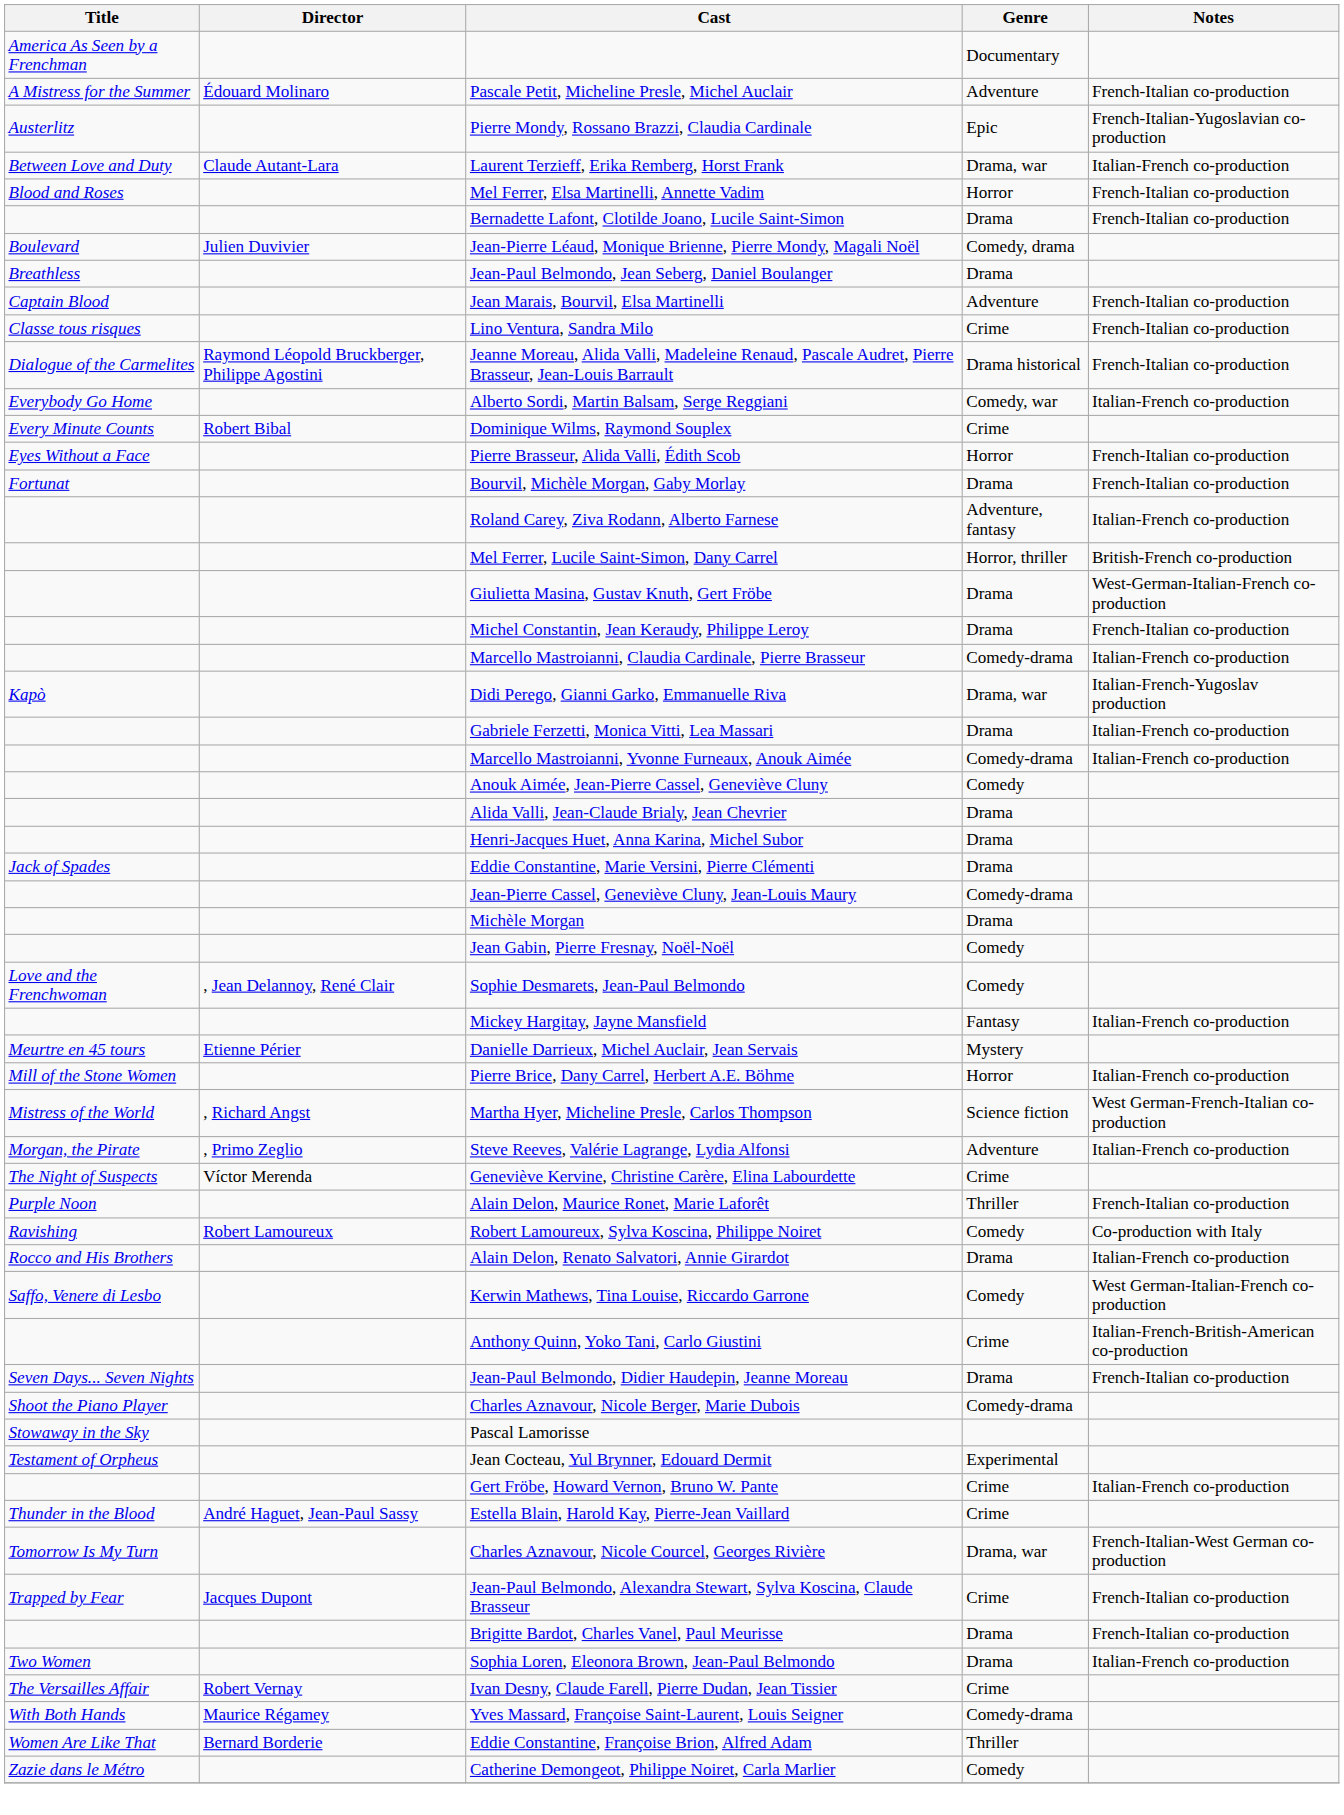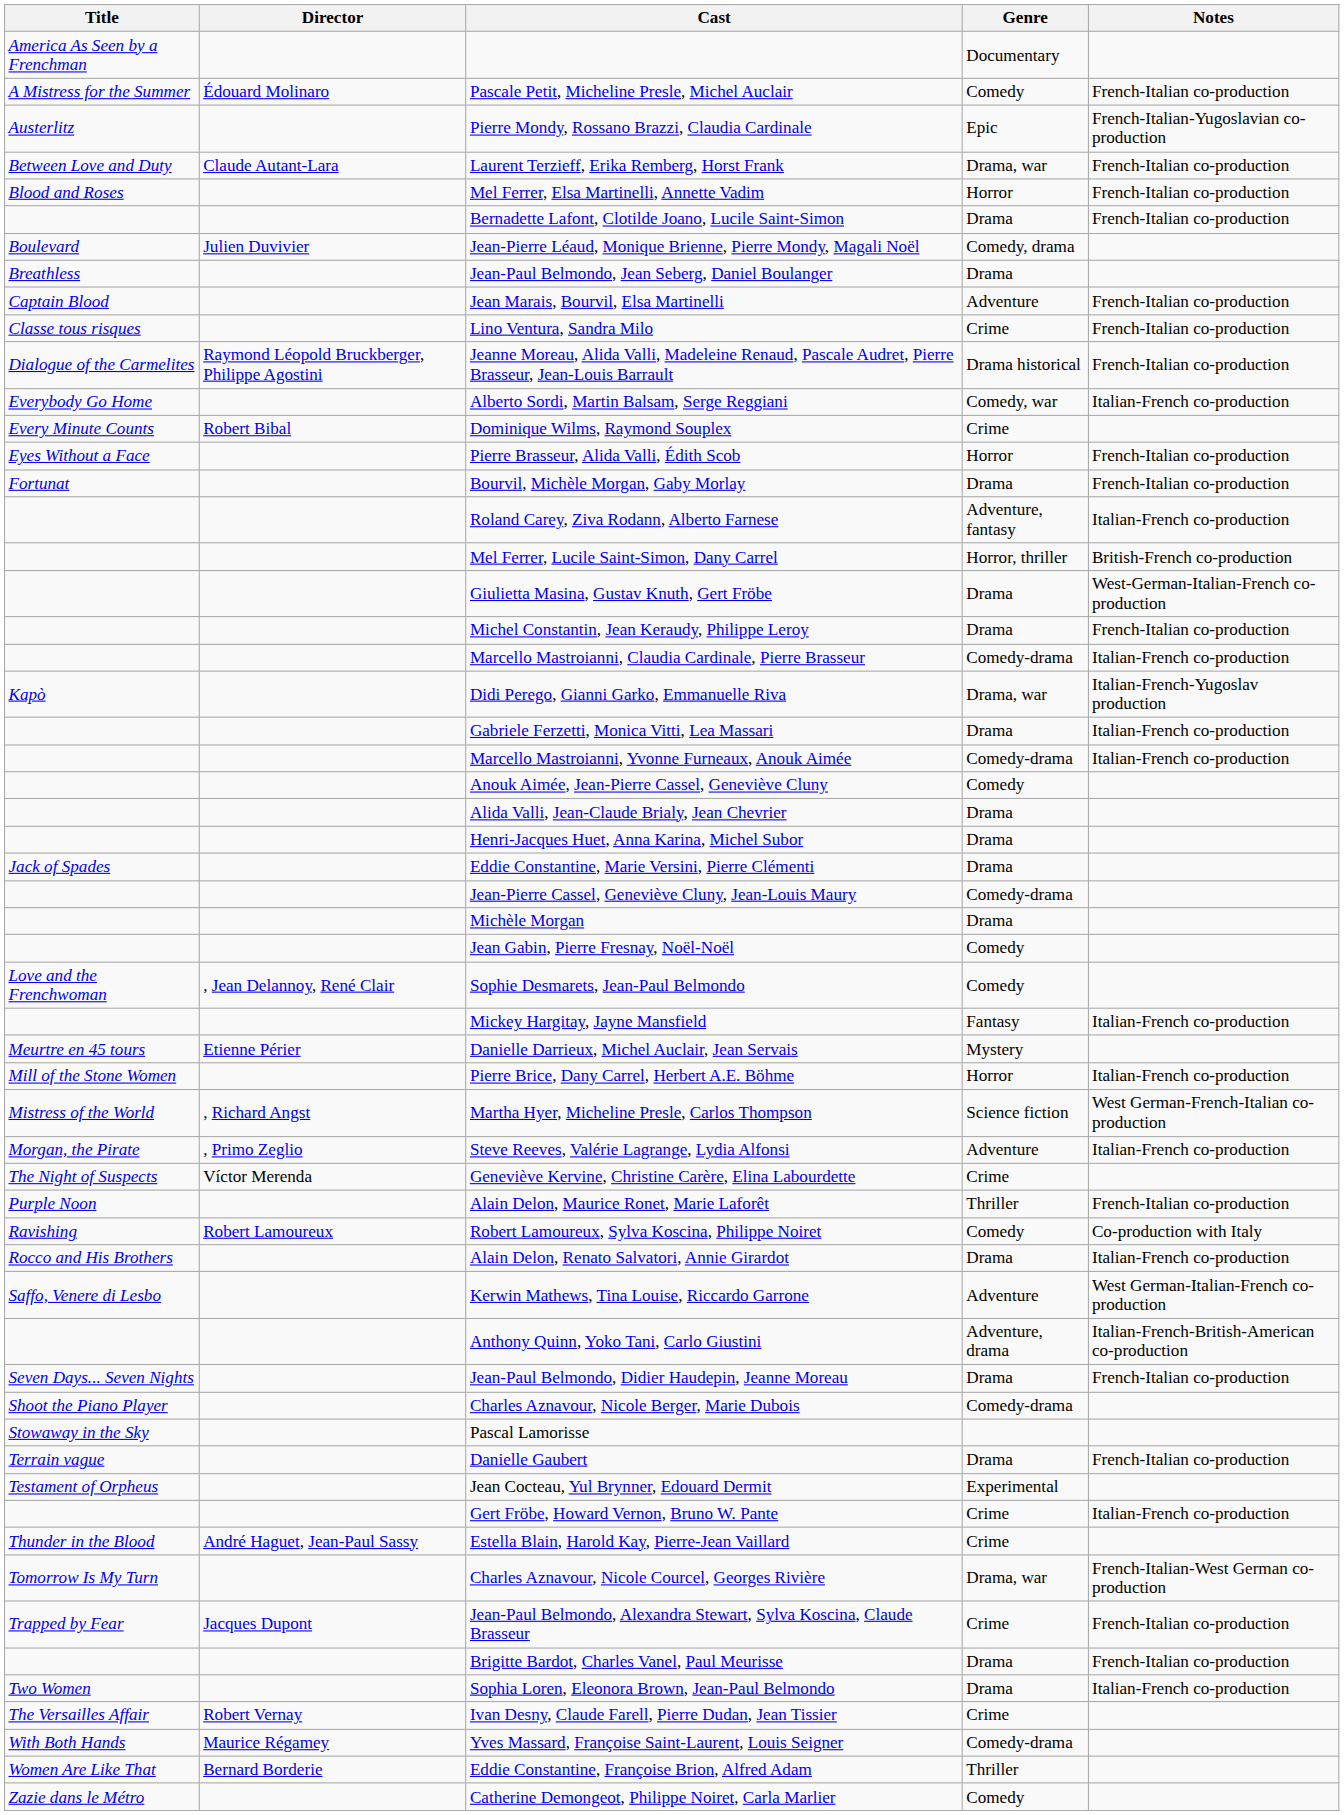(1002, 91) Adventure -> (995, 91) Comedy
(1191, 165) Italian-French co-production -> (1191, 165) French-Italian co-production
(995, 1294) Comedy -> (1002, 1294) Adventure
(988, 1341) Crime -> (1005, 1341) Adventure, drama
+ row: (56, 1459)
